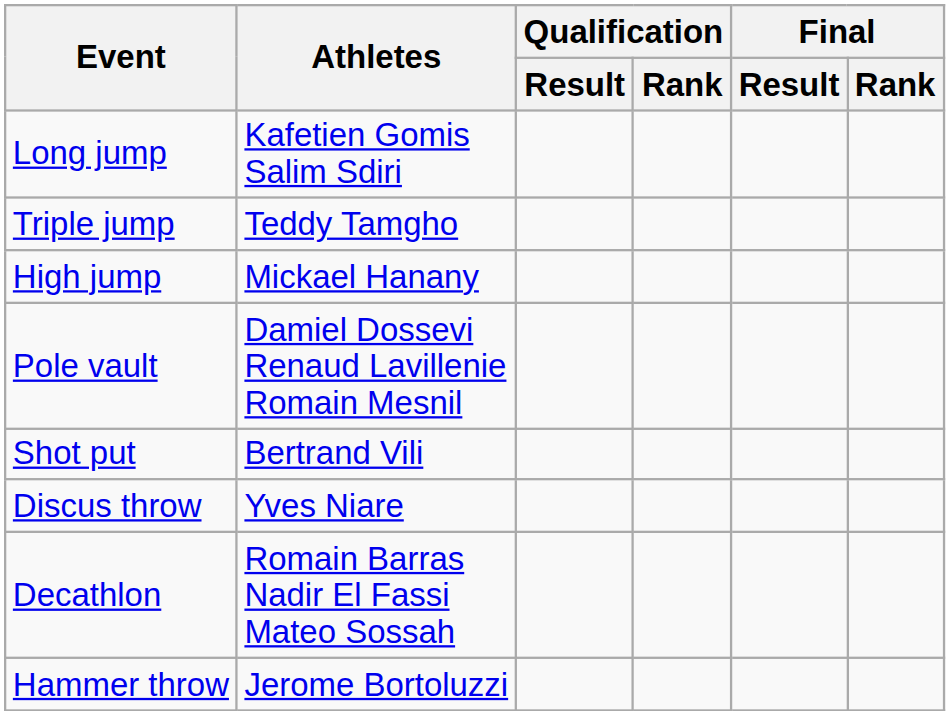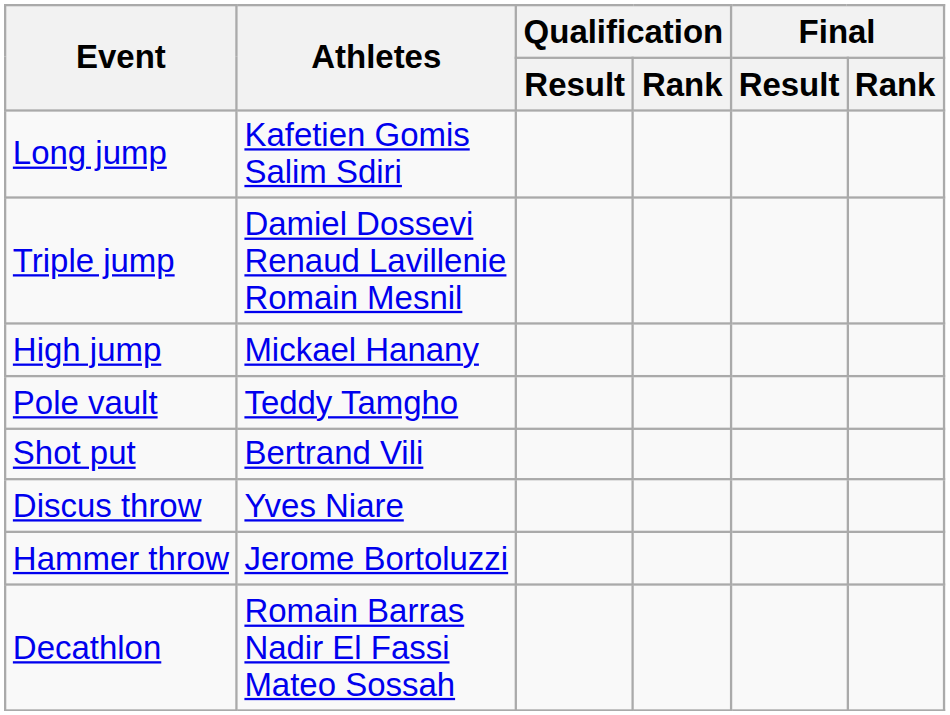(351, 225) Teddy Tamgho -> (375, 261) Damiel Dossevi Renaud Lavillenie Romain Mesnil
(375, 365) Damiel Dossevi Renaud Lavillenie Romain Mesnil -> (351, 402) Teddy Tamgho
rows swapped: (121, 684) <-> (87, 595)
